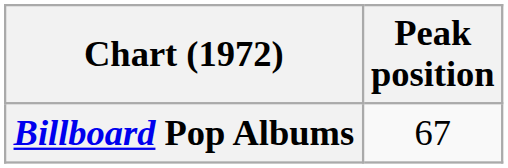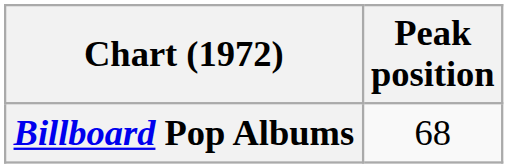(433, 132) 67 -> (433, 132) 68
